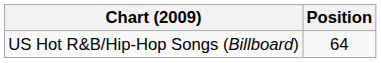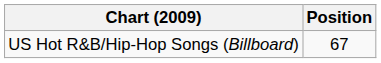(339, 44) 64 -> (339, 44) 67
